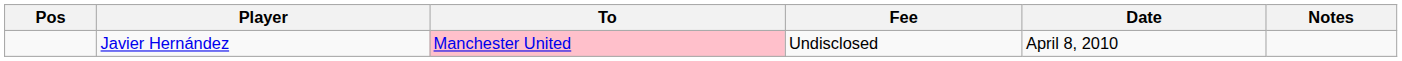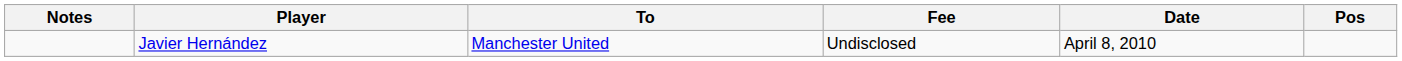columns swapped: (51, 18) <-> (1331, 18)
(502, 44) pink background -> (540, 44) no background
